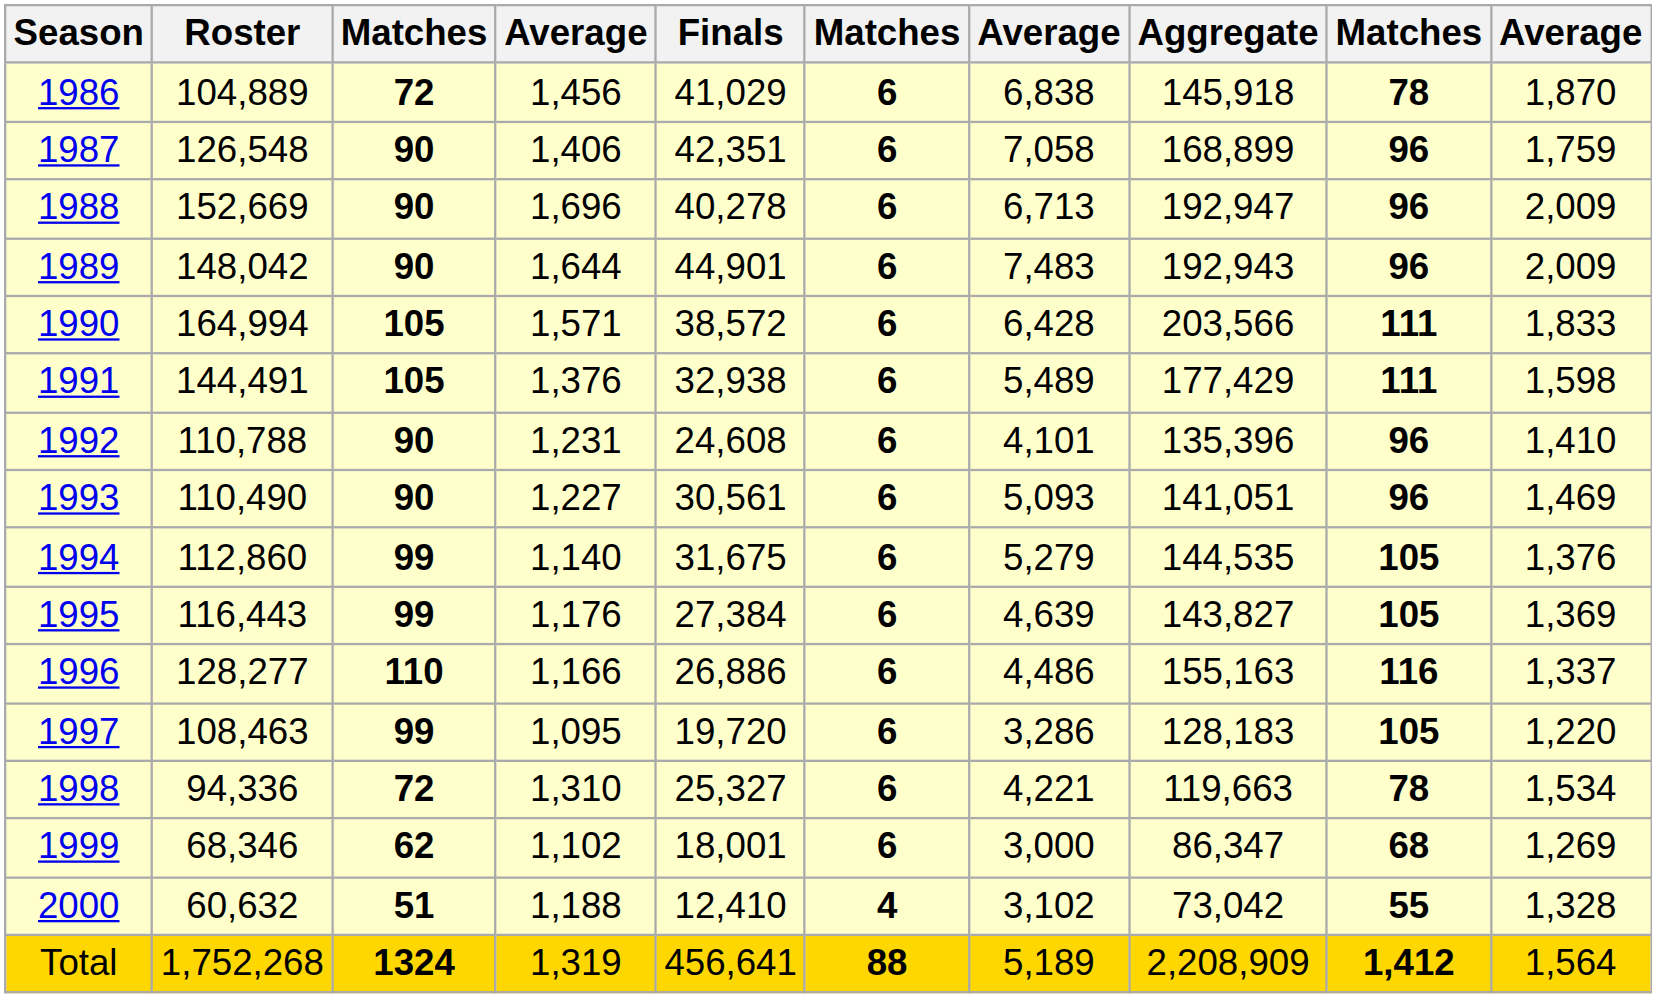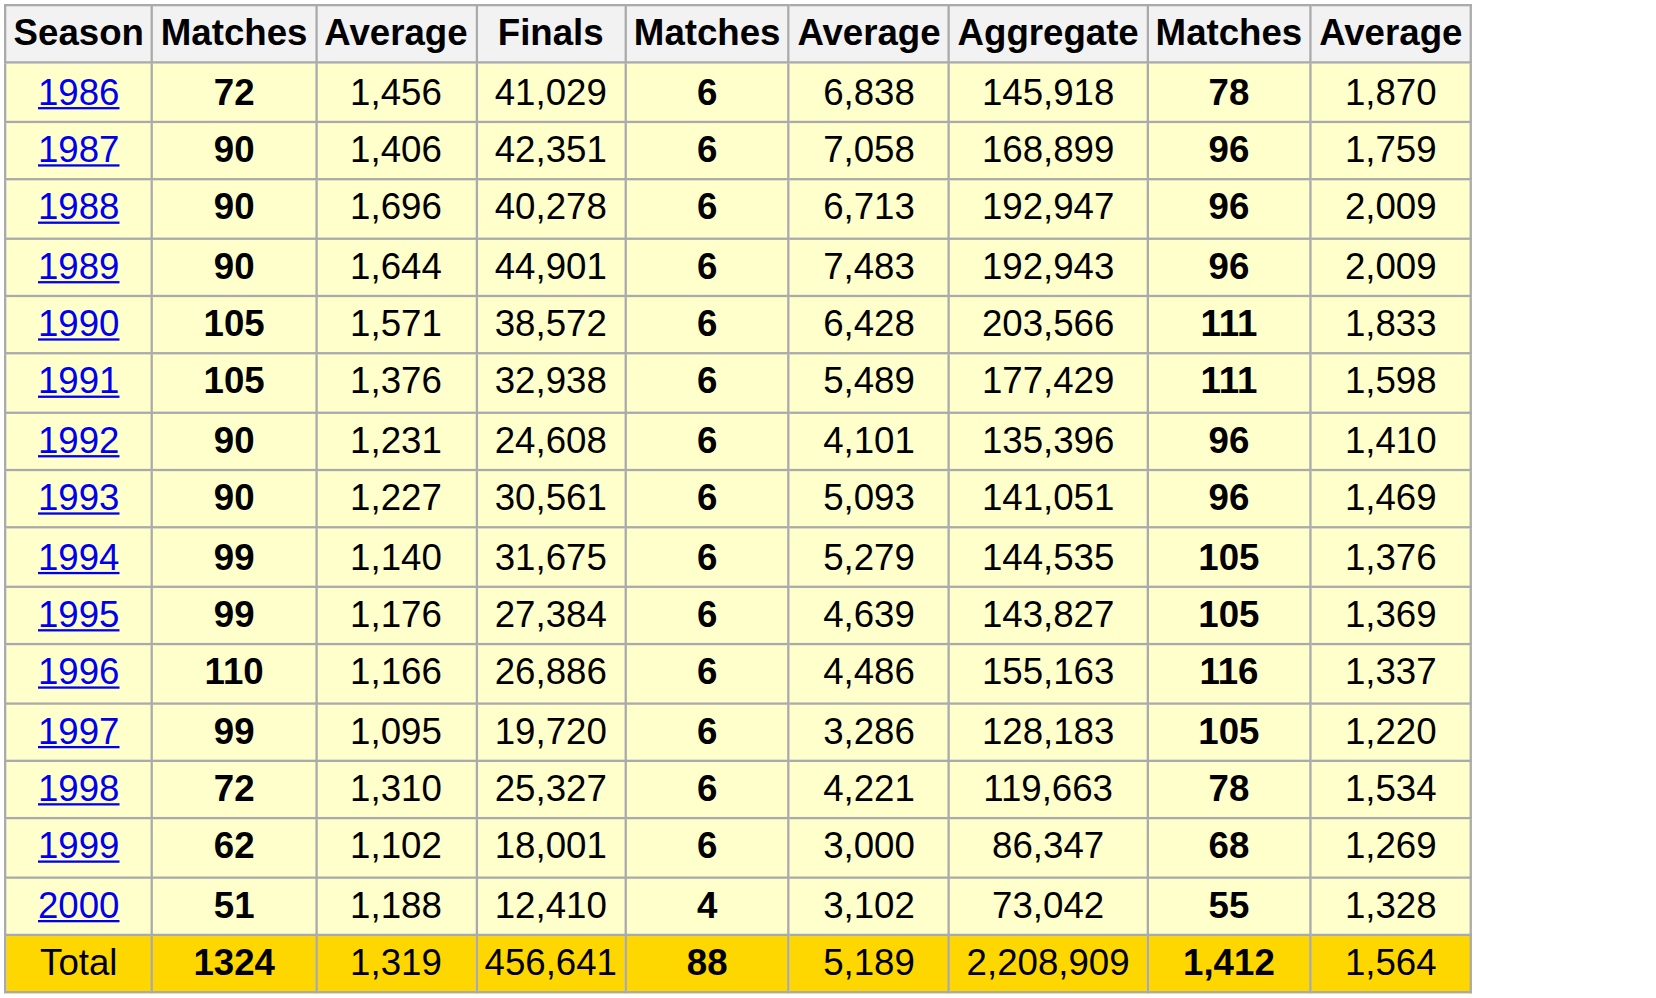- column: (242, 33)
